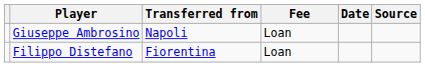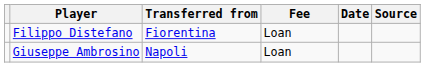rows swapped: (76, 33) <-> (73, 52)
